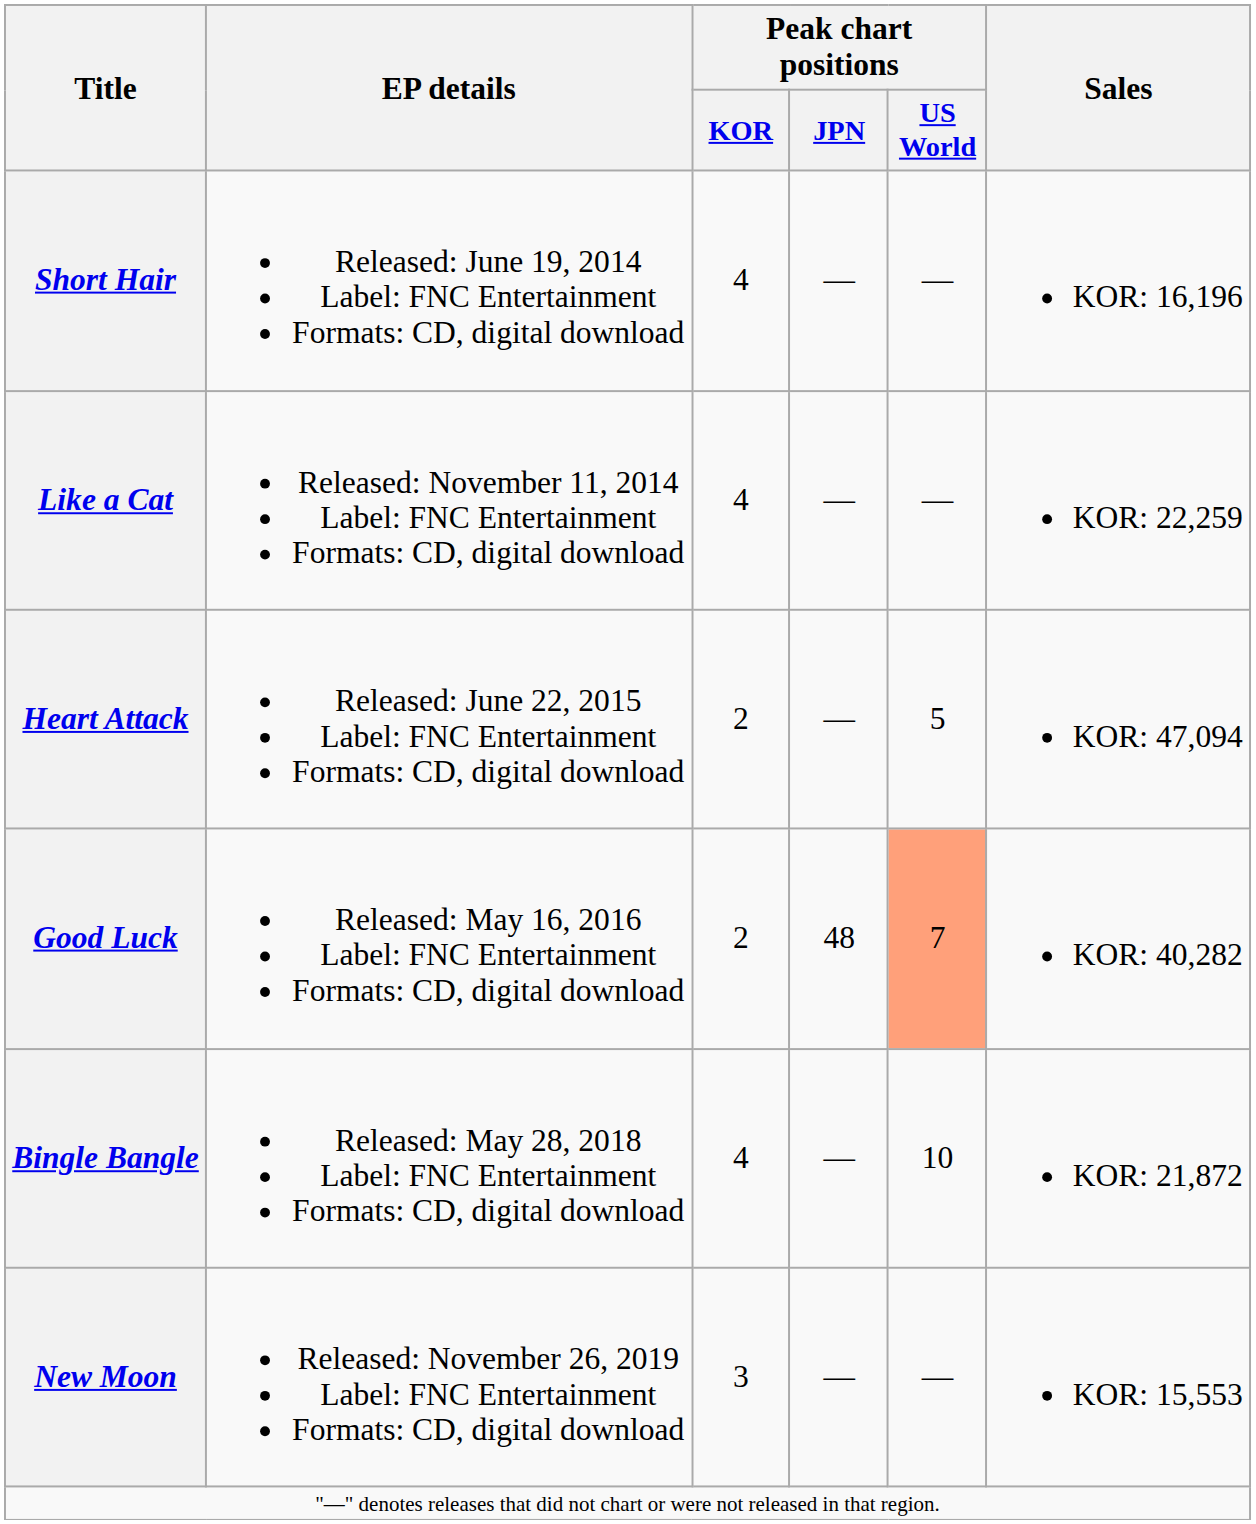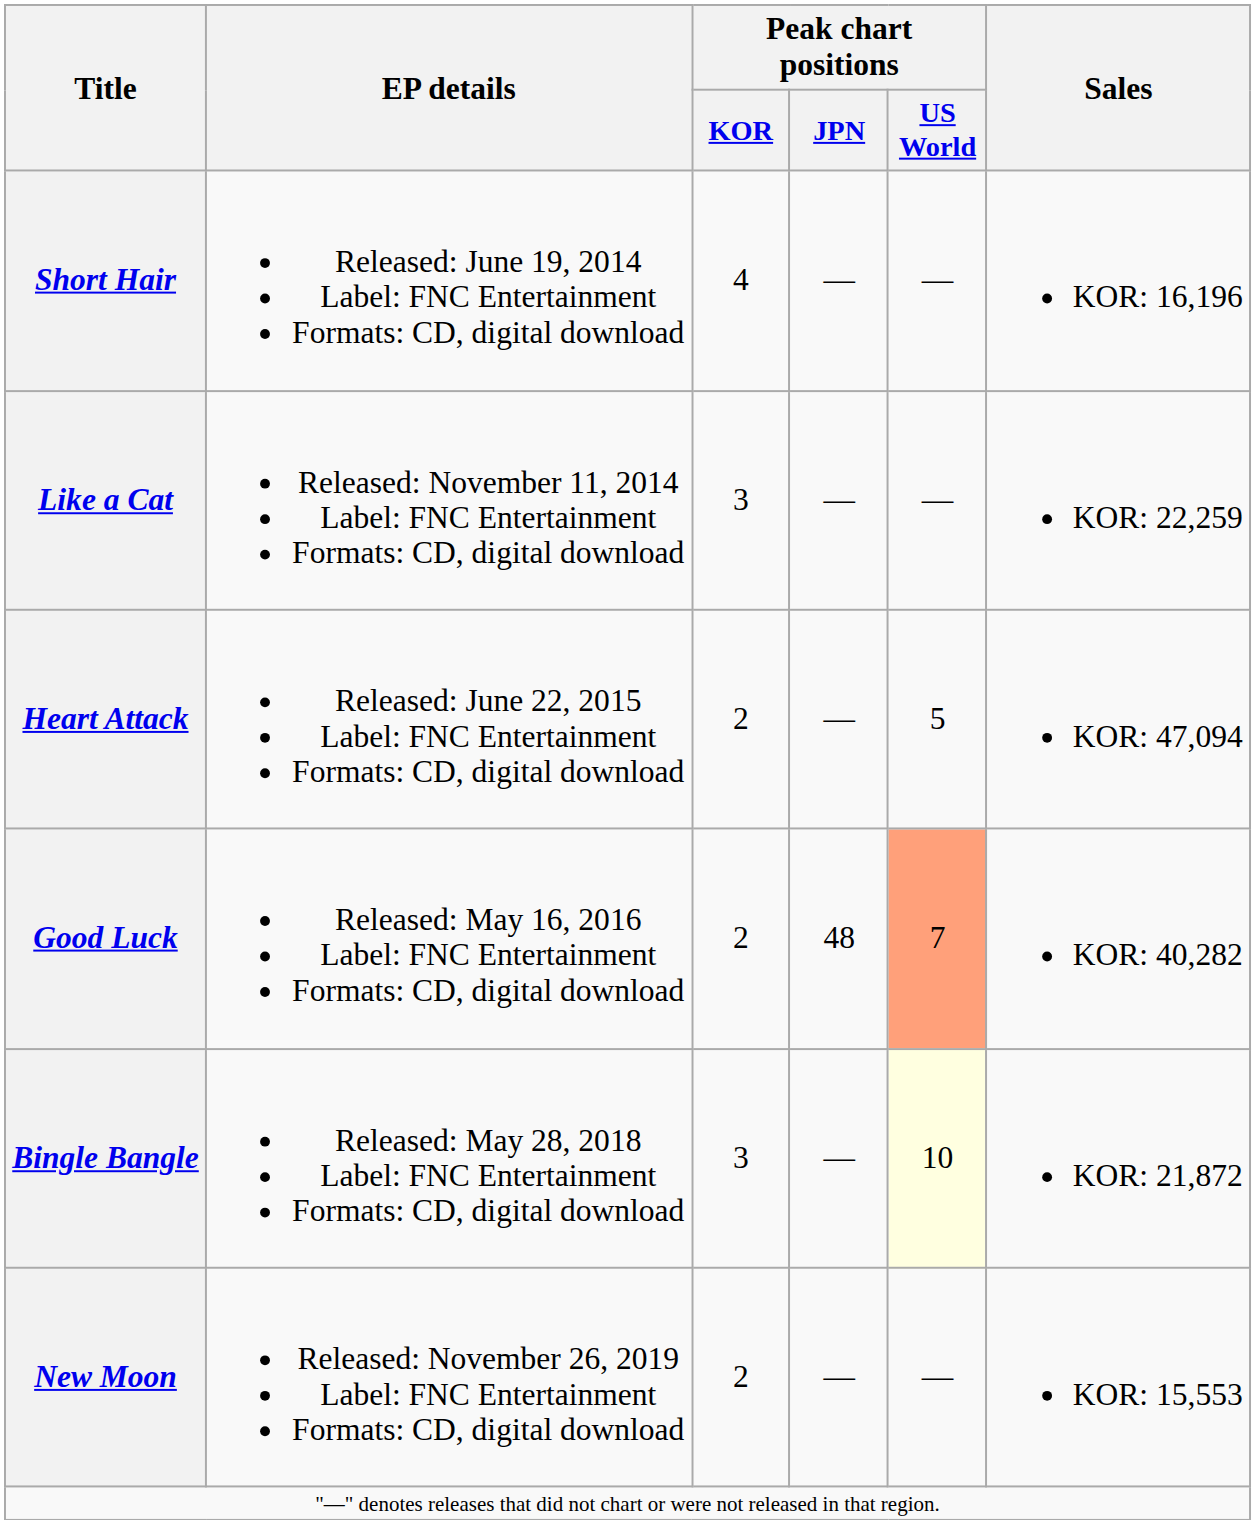(741, 499) 4 -> (741, 499) 3
(741, 1157) 4 -> (741, 1157) 3
(938, 1157) no background -> (938, 1157) lightyellow background
(741, 1376) 3 -> (741, 1376) 2
